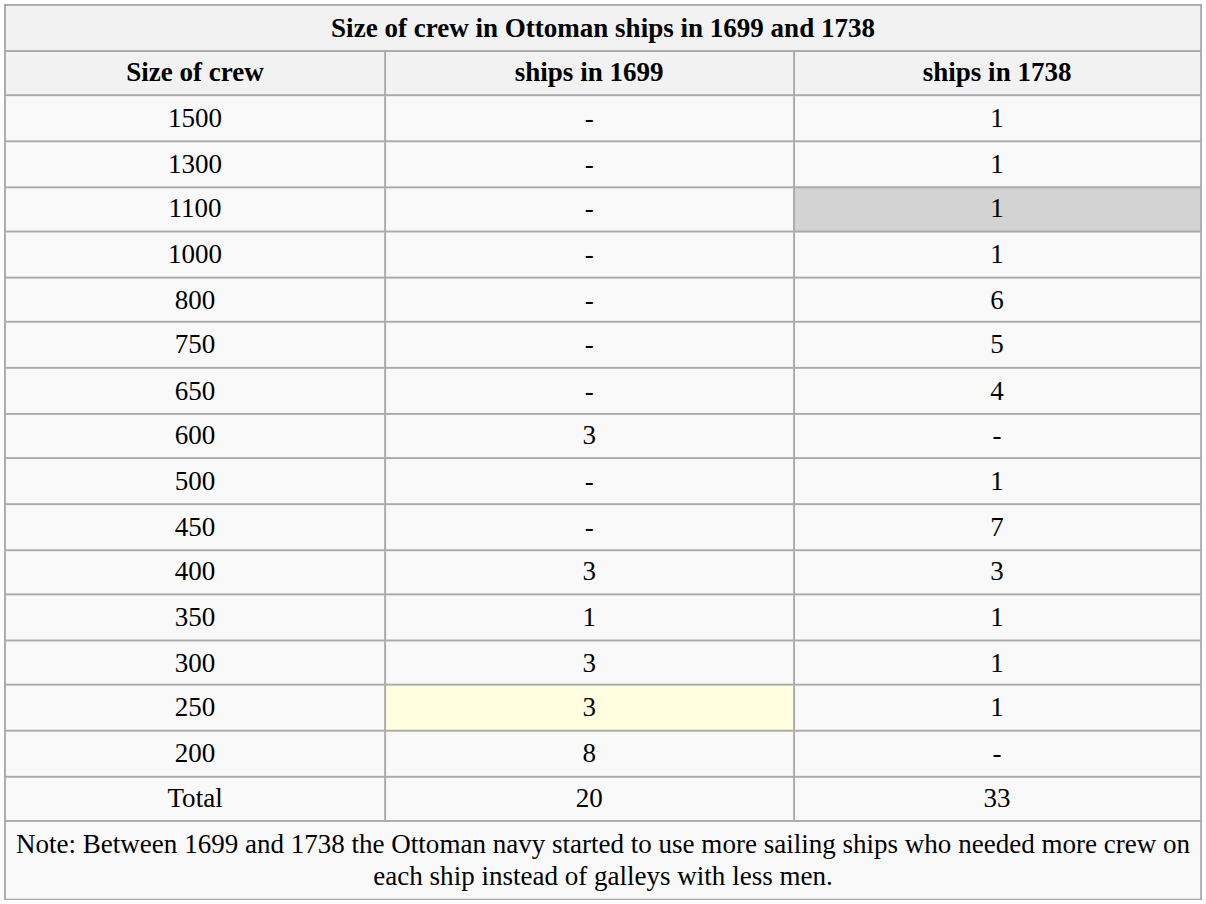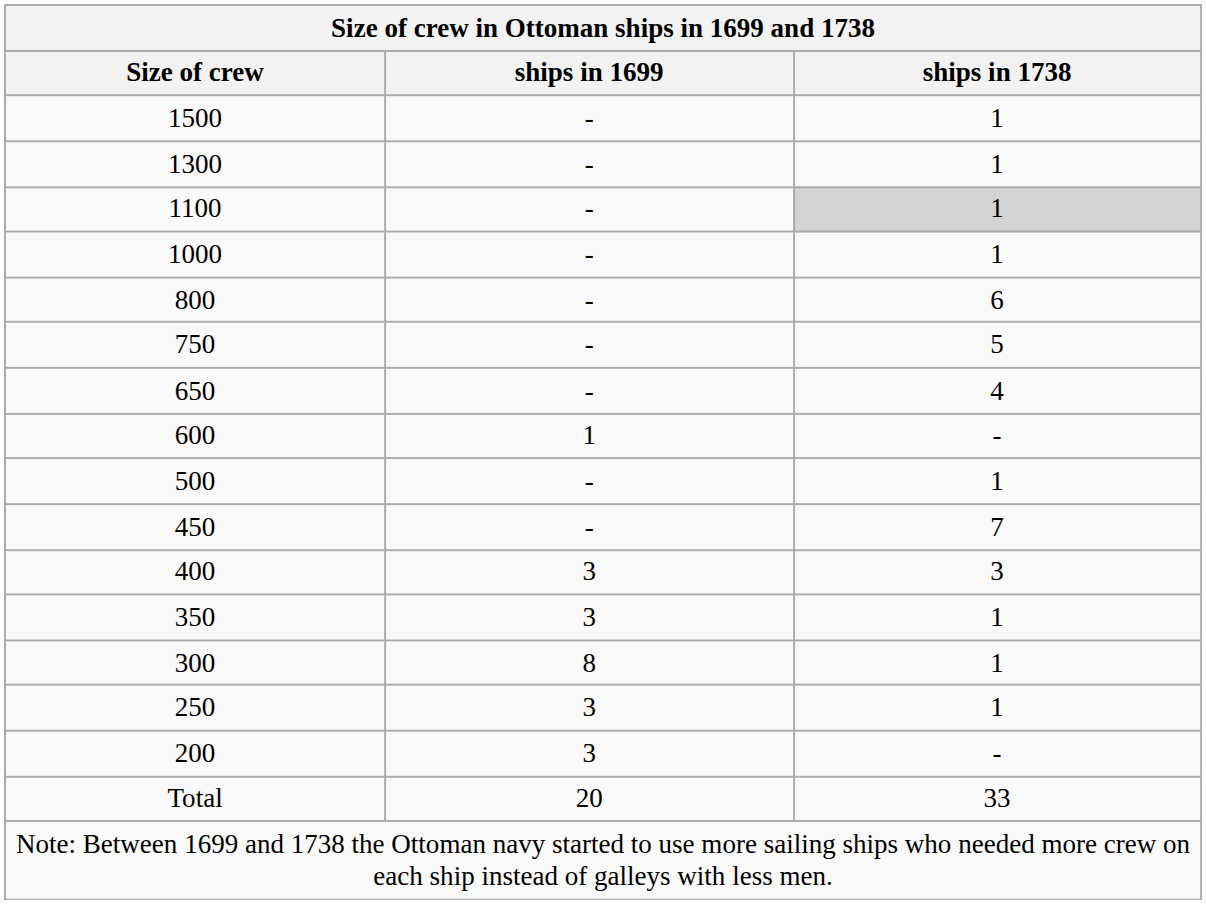(589, 435) 3 -> (589, 435) 1
(589, 616) 1 -> (589, 616) 3
(589, 662) 3 -> (589, 662) 8
(589, 707) lightyellow background -> (589, 707) no background
(589, 752) 8 -> (589, 752) 3
